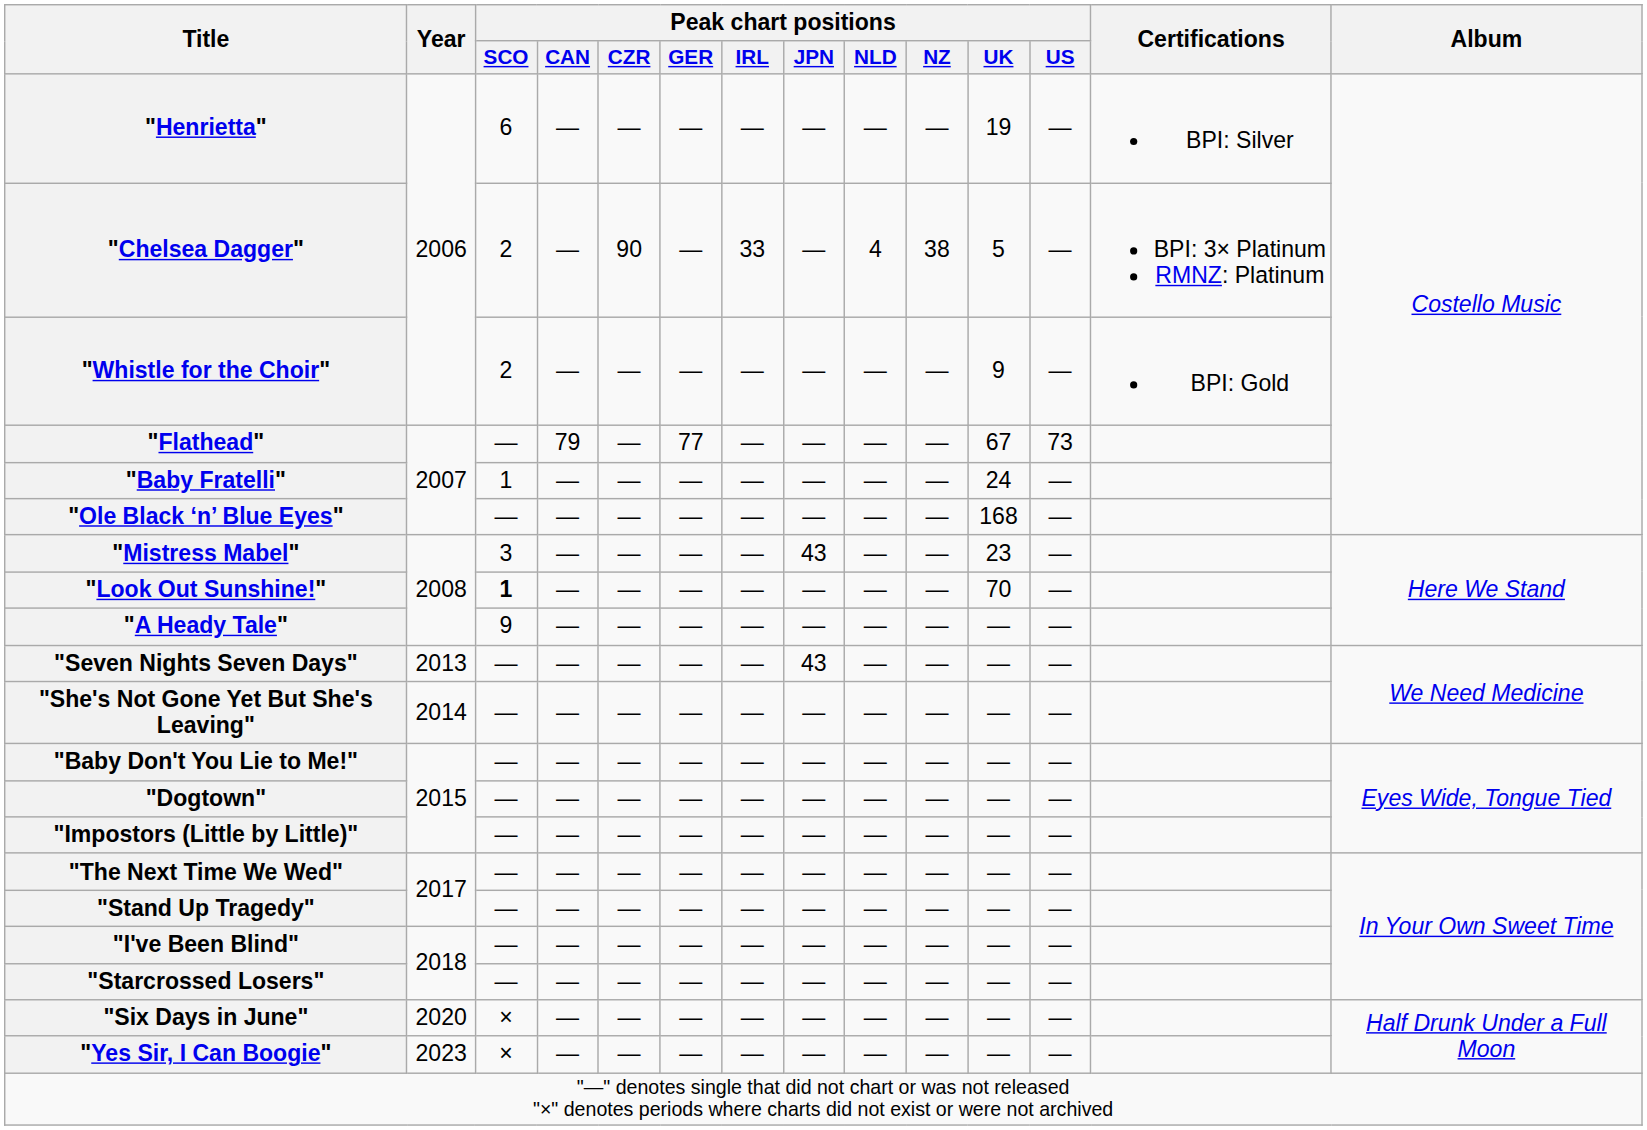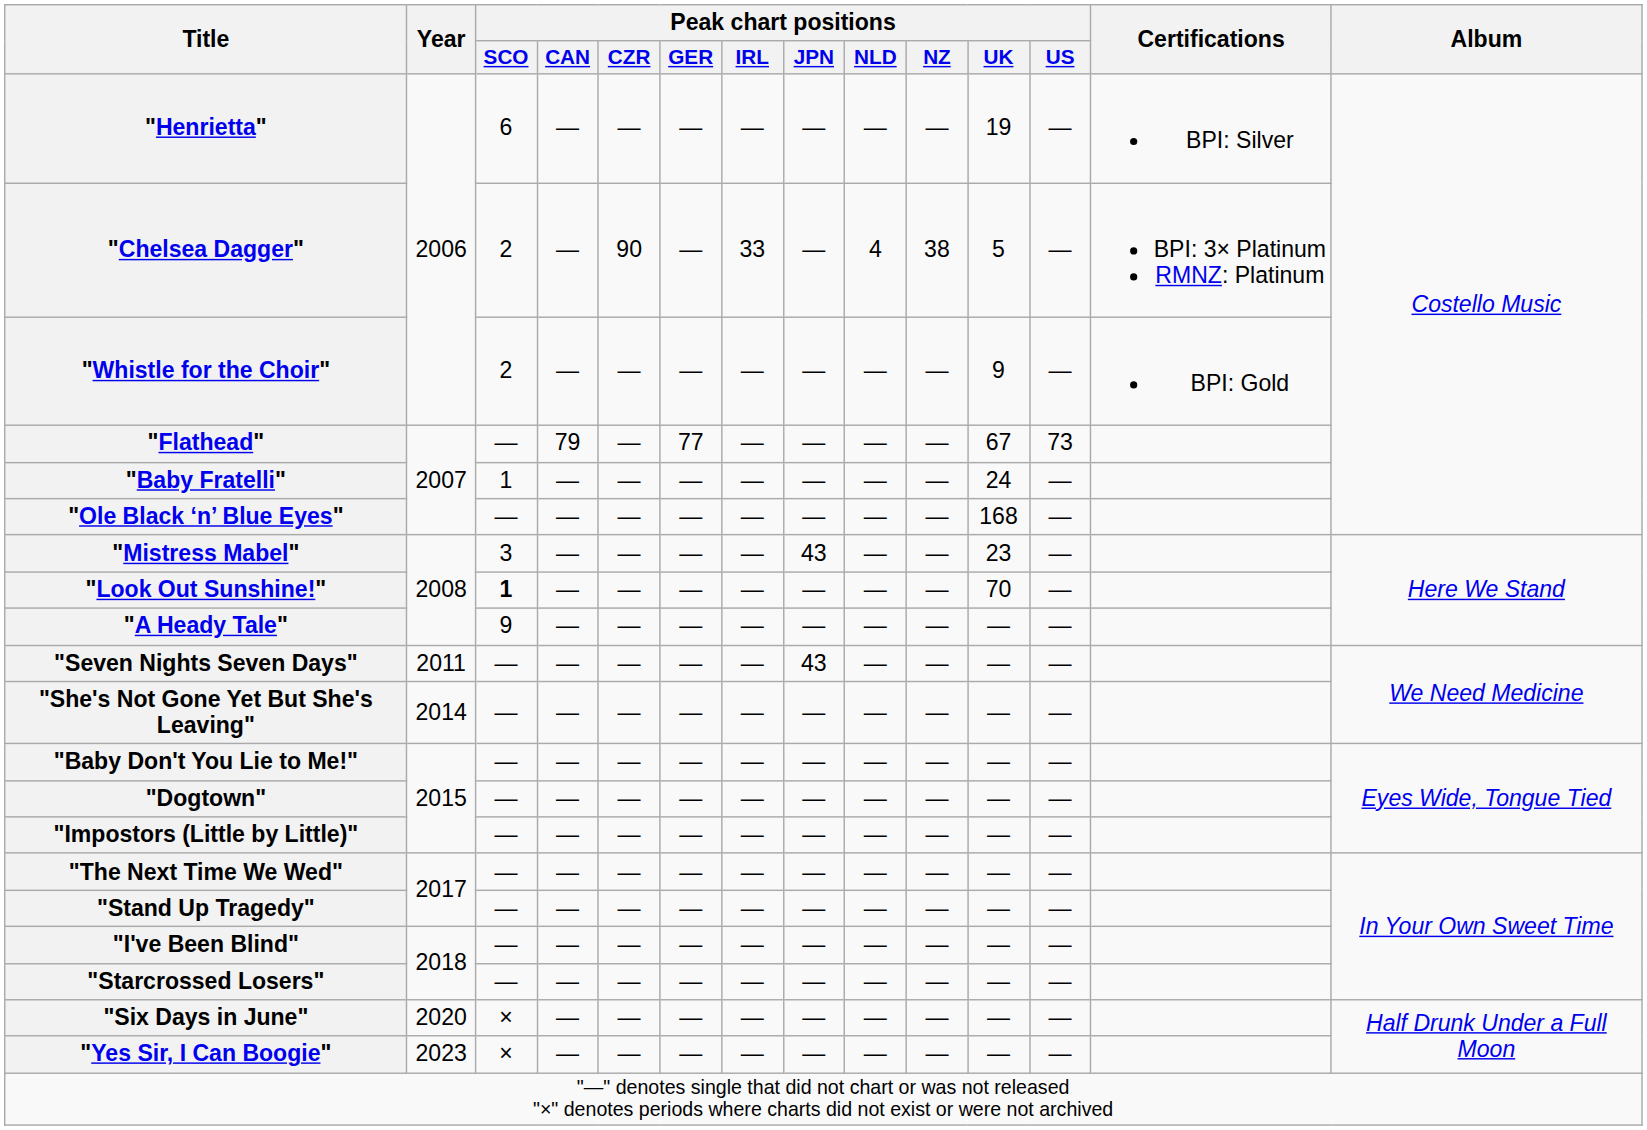(441, 662) 2013 -> (441, 662) 2011
